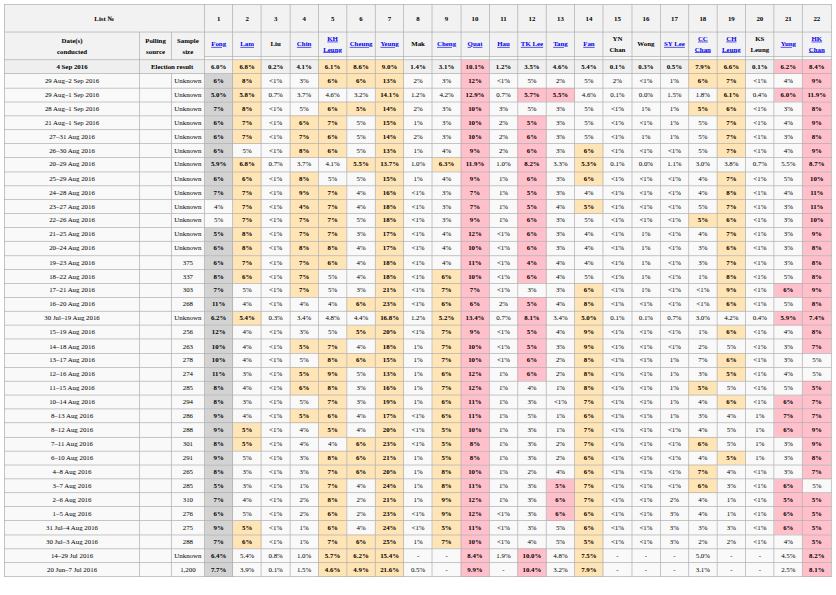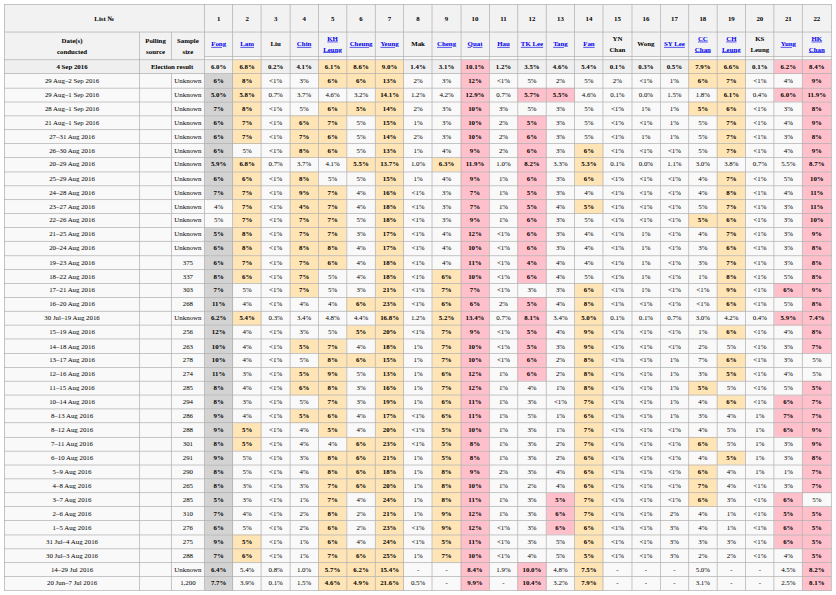+ row: (72, 472)
